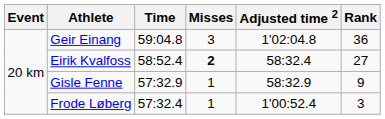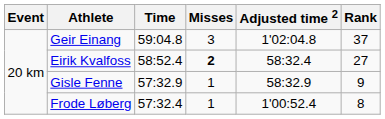(361, 40) 36 -> (361, 40) 37
(361, 104) 3 -> (361, 104) 8
